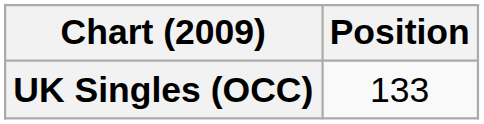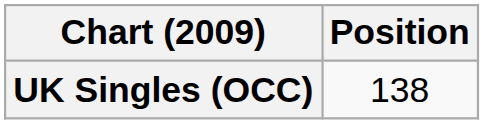(400, 88) 133 -> (400, 88) 138
